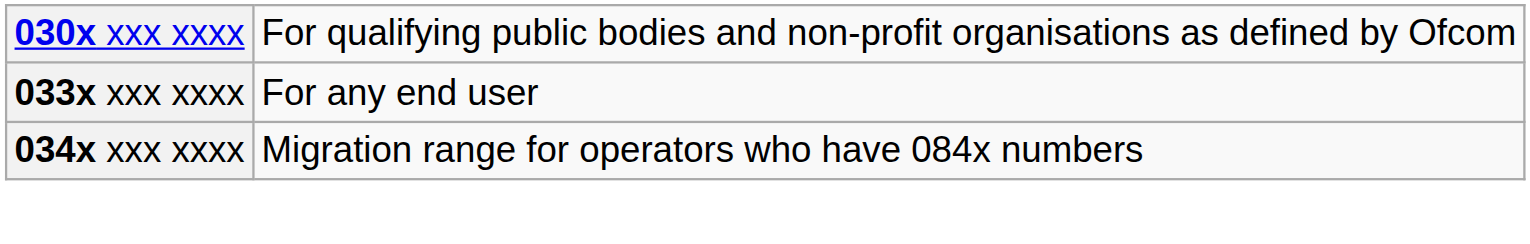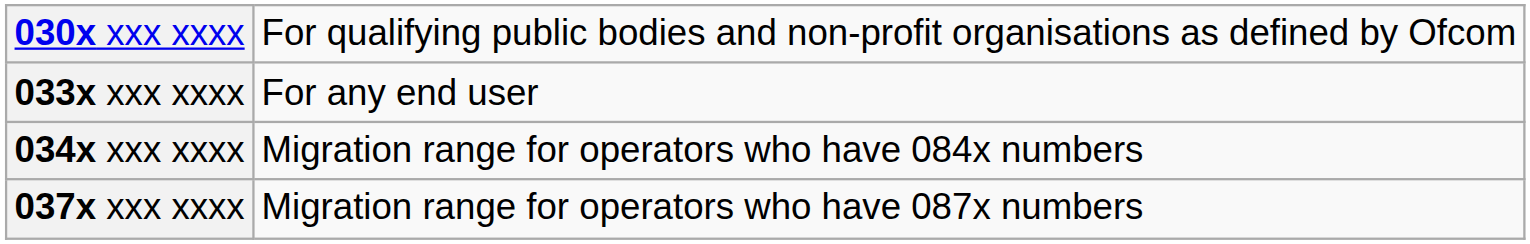+ row: (130, 207)
